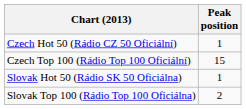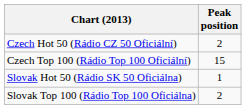(219, 43) 1 -> (219, 43) 2
